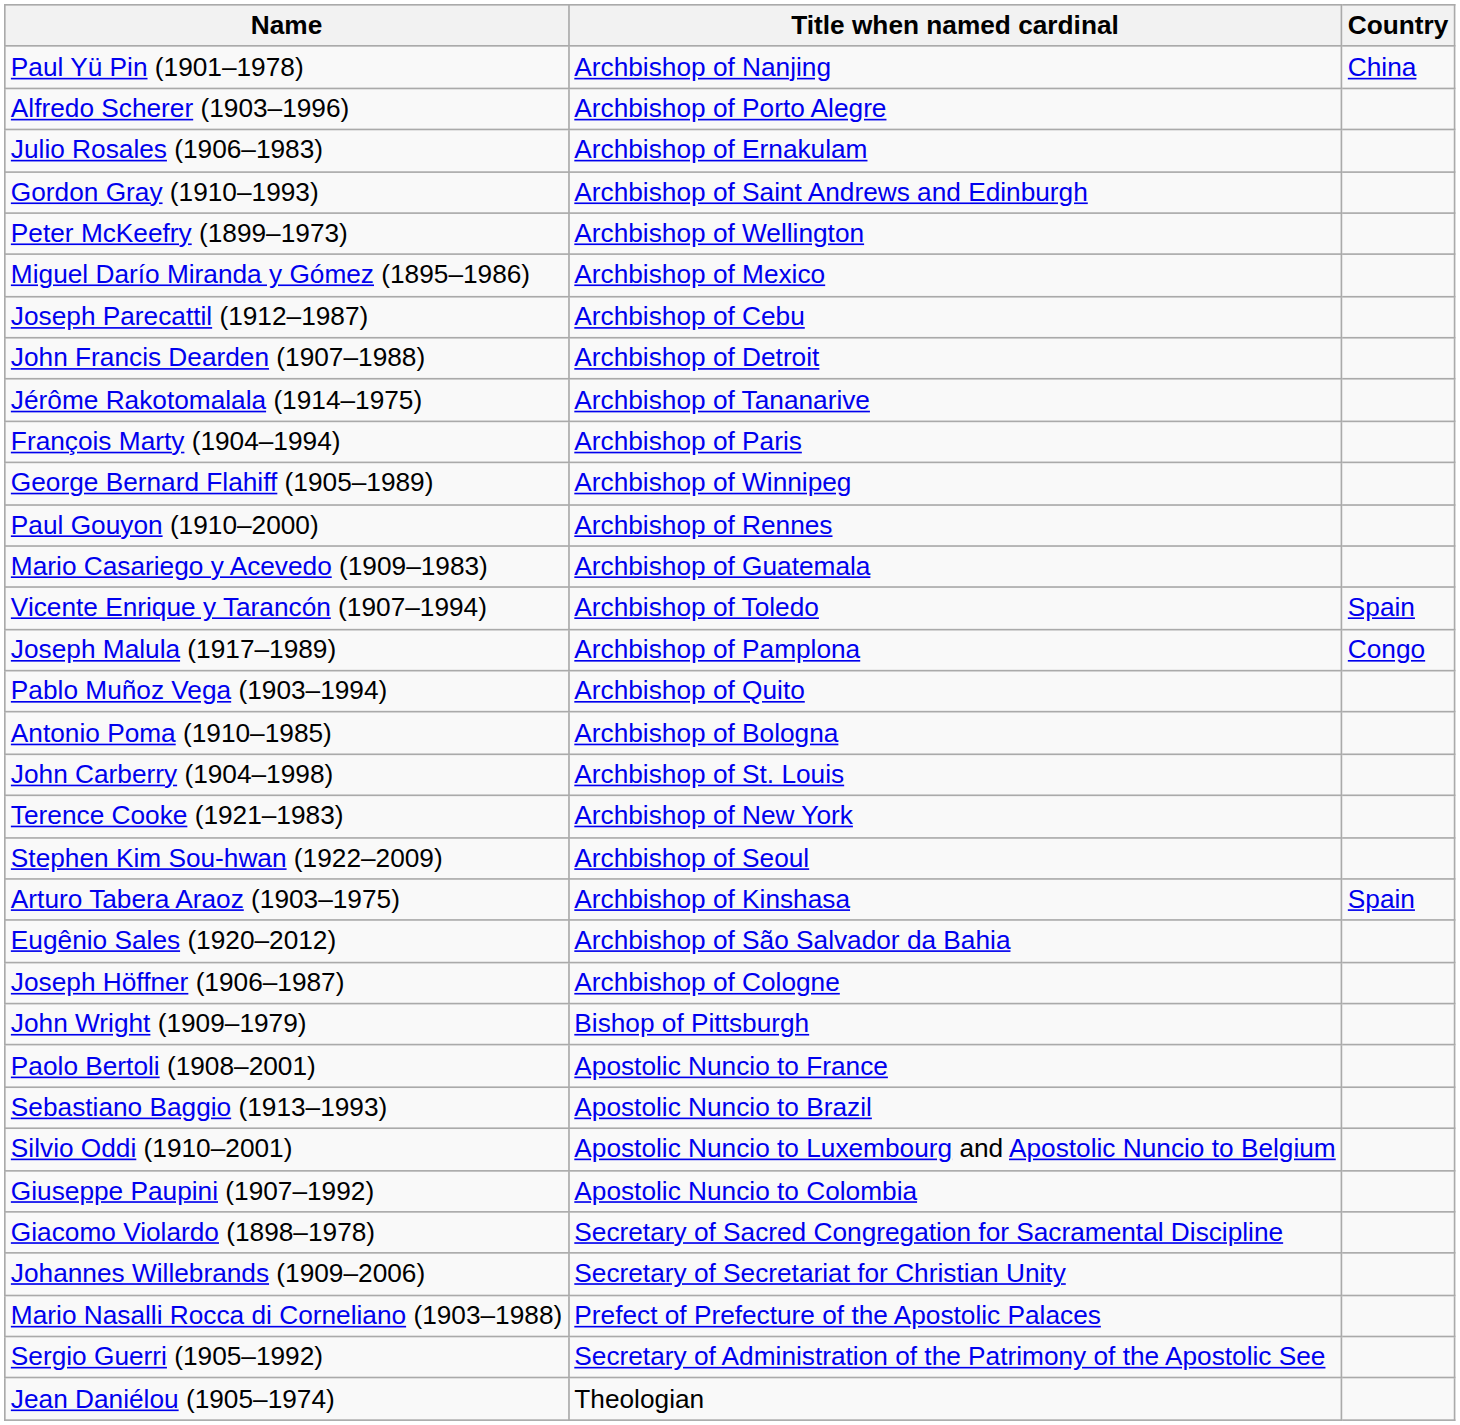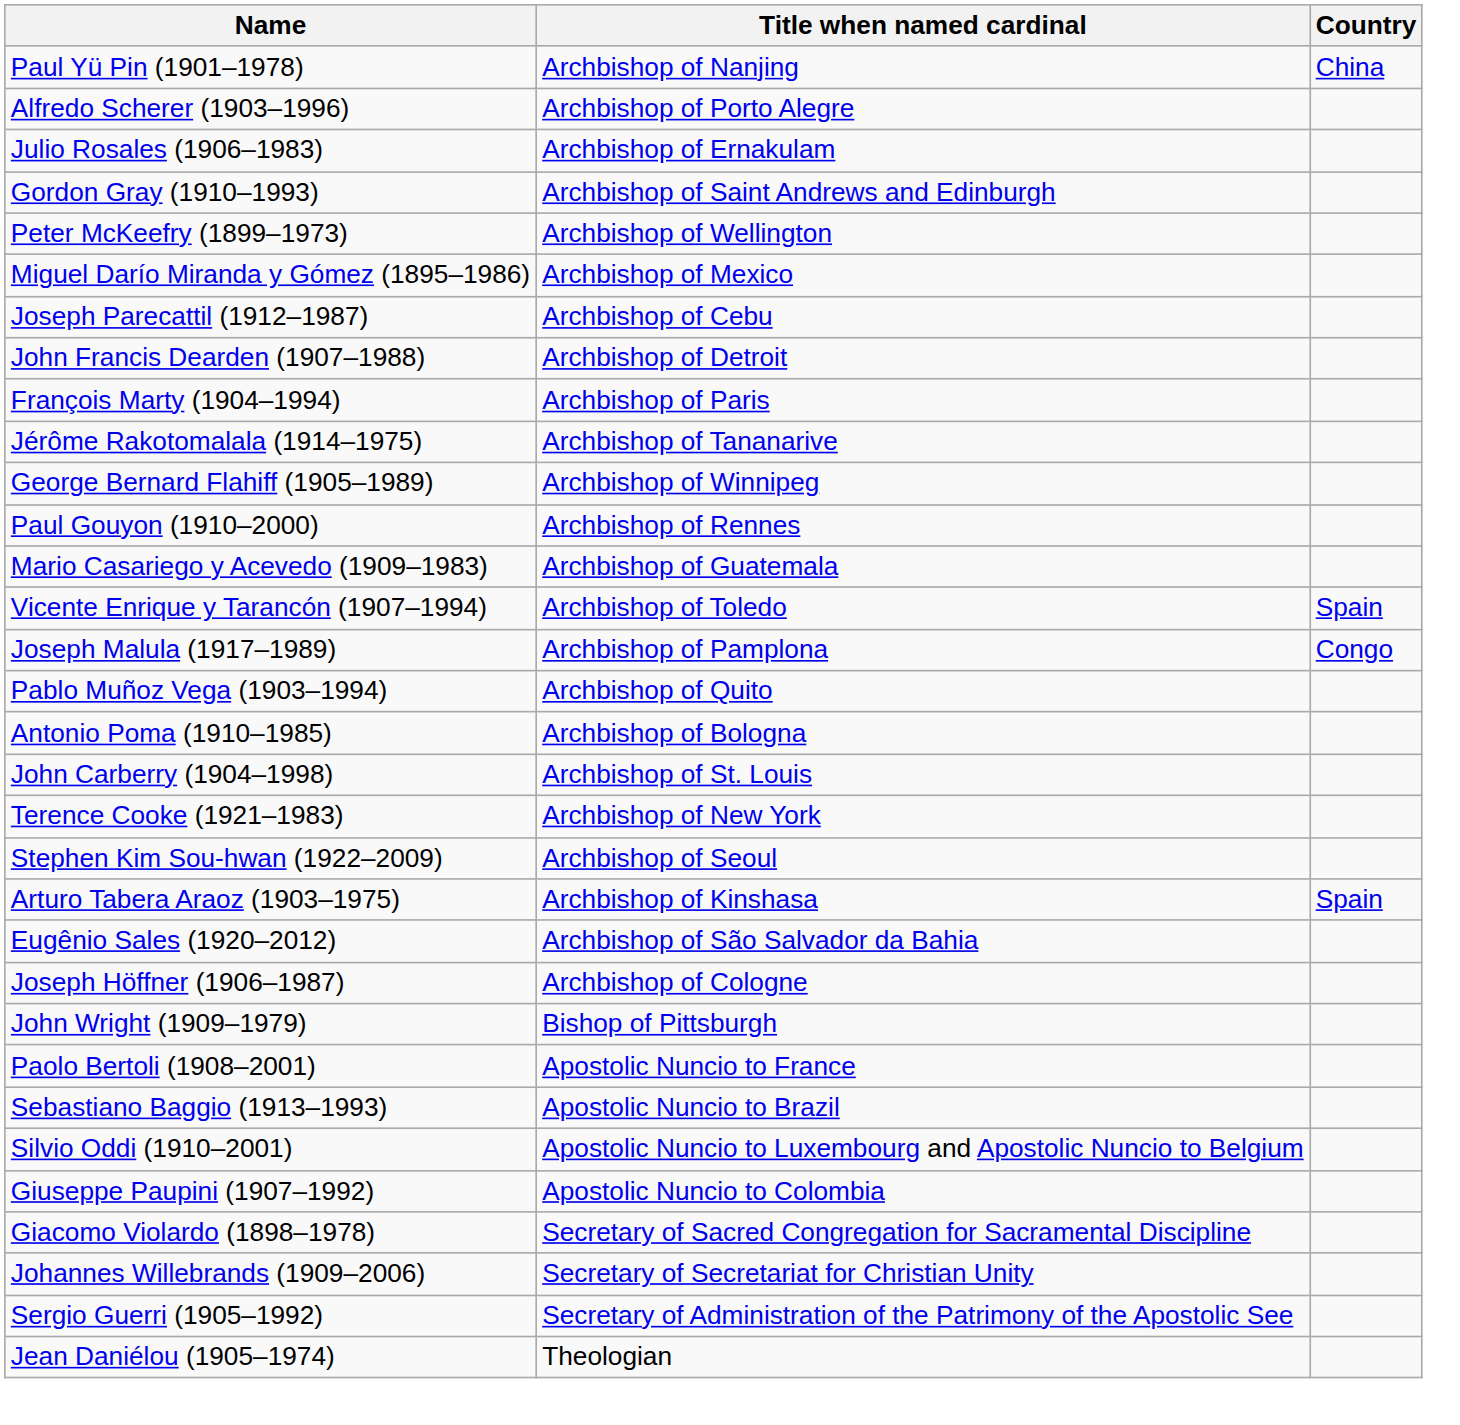rows swapped: (176, 441) <-> (217, 399)
- row: (287, 1315)
